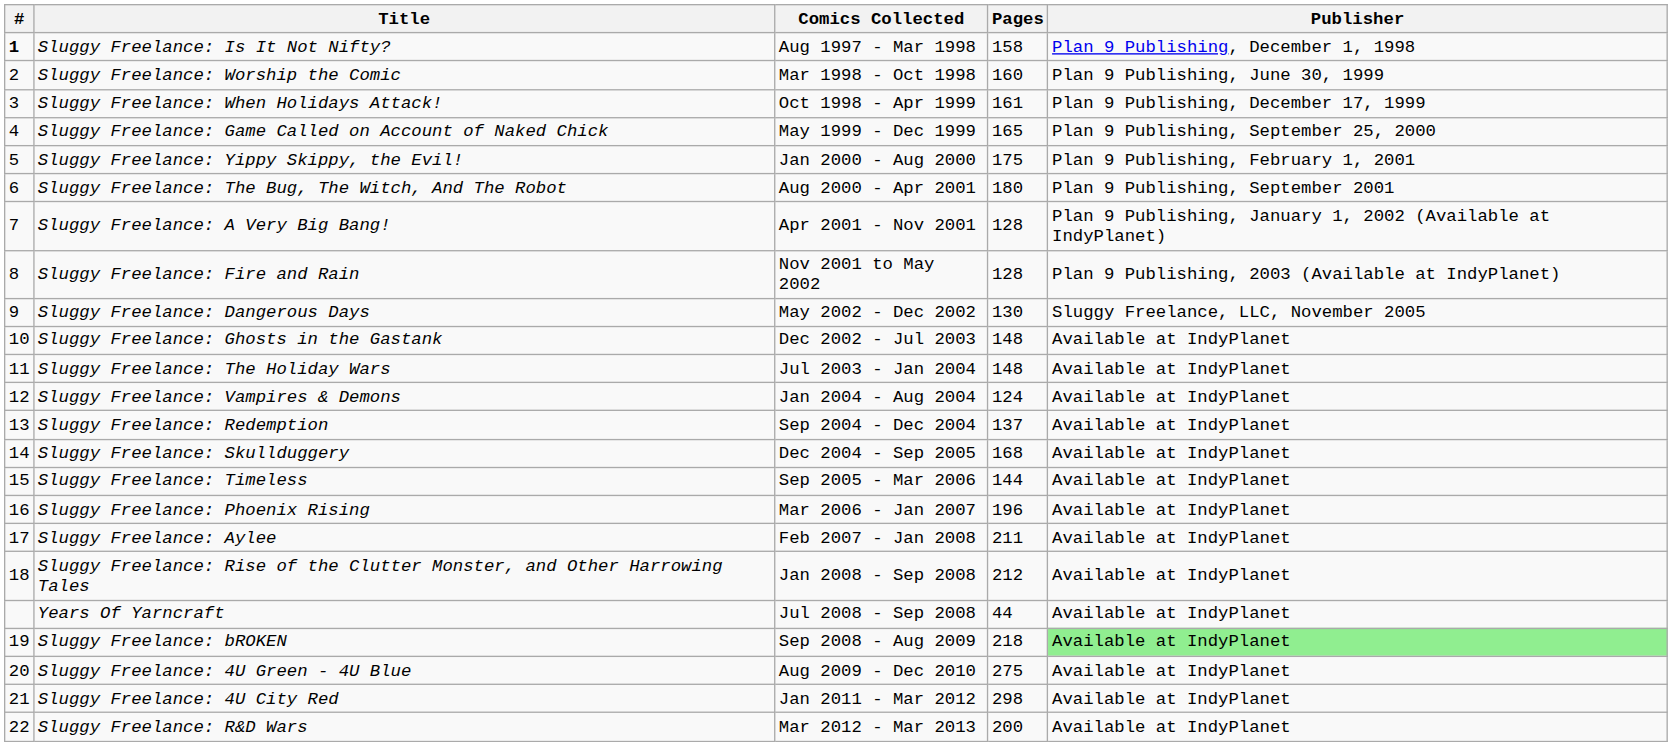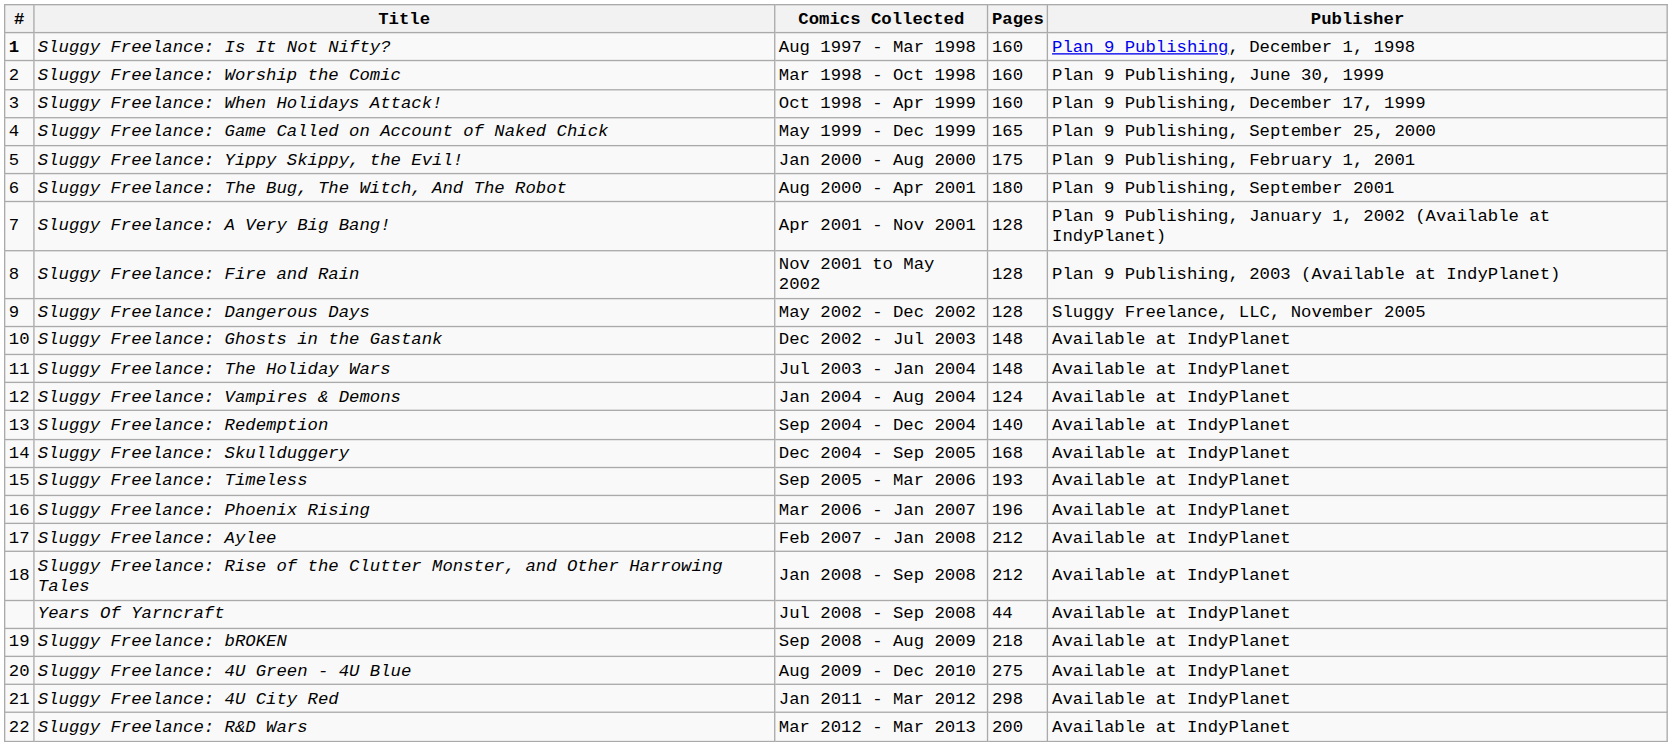(1008, 47) 158 -> (1008, 47) 160
(1008, 103) 161 -> (1008, 103) 160
(1008, 312) 130 -> (1008, 312) 128
(1008, 425) 137 -> (1008, 425) 140
(1008, 481) 144 -> (1008, 481) 193
(1008, 538) 211 -> (1008, 538) 212
(1171, 642) lightgreen background -> (1171, 642) no background
